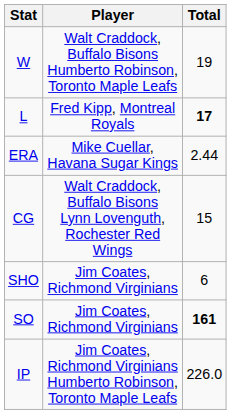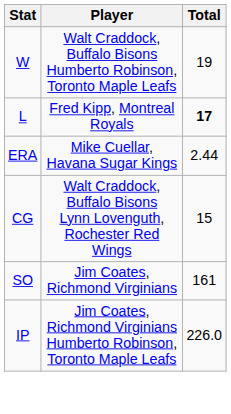- row: (23, 280)
(204, 319) bold -> (204, 280) normal
